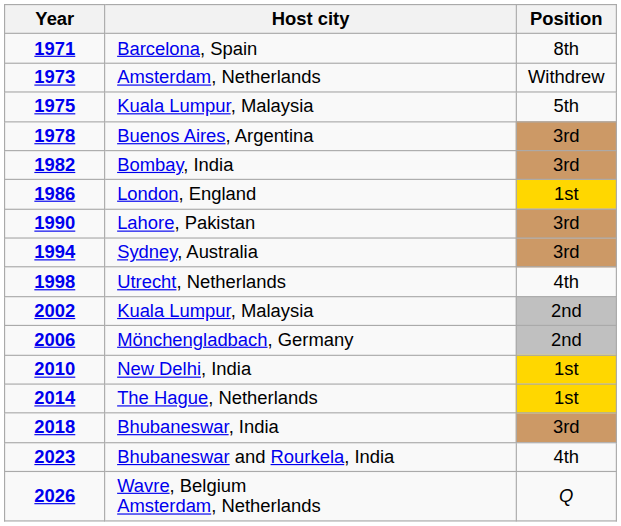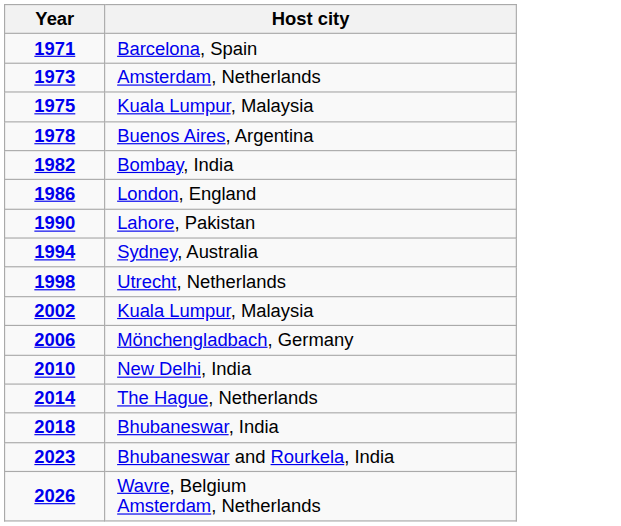- column: (566, 19)
